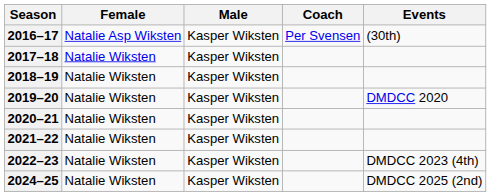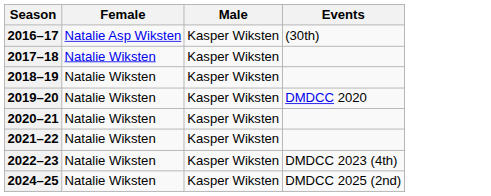- column: (323, 14)
